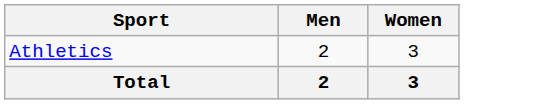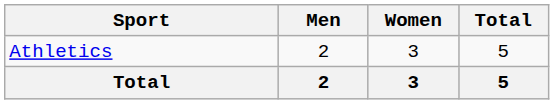+ column: (503, 20)
